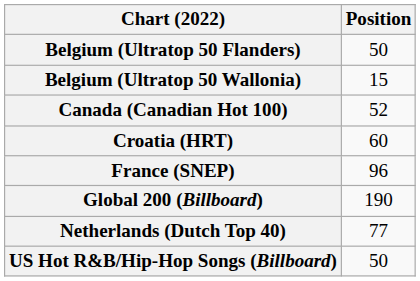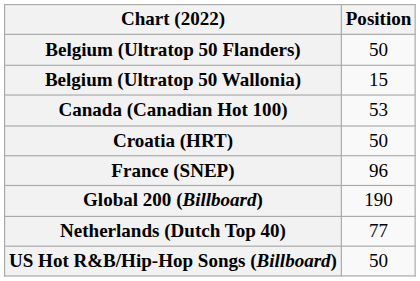(379, 110) 52 -> (379, 110) 53
(379, 140) 60 -> (379, 140) 50
